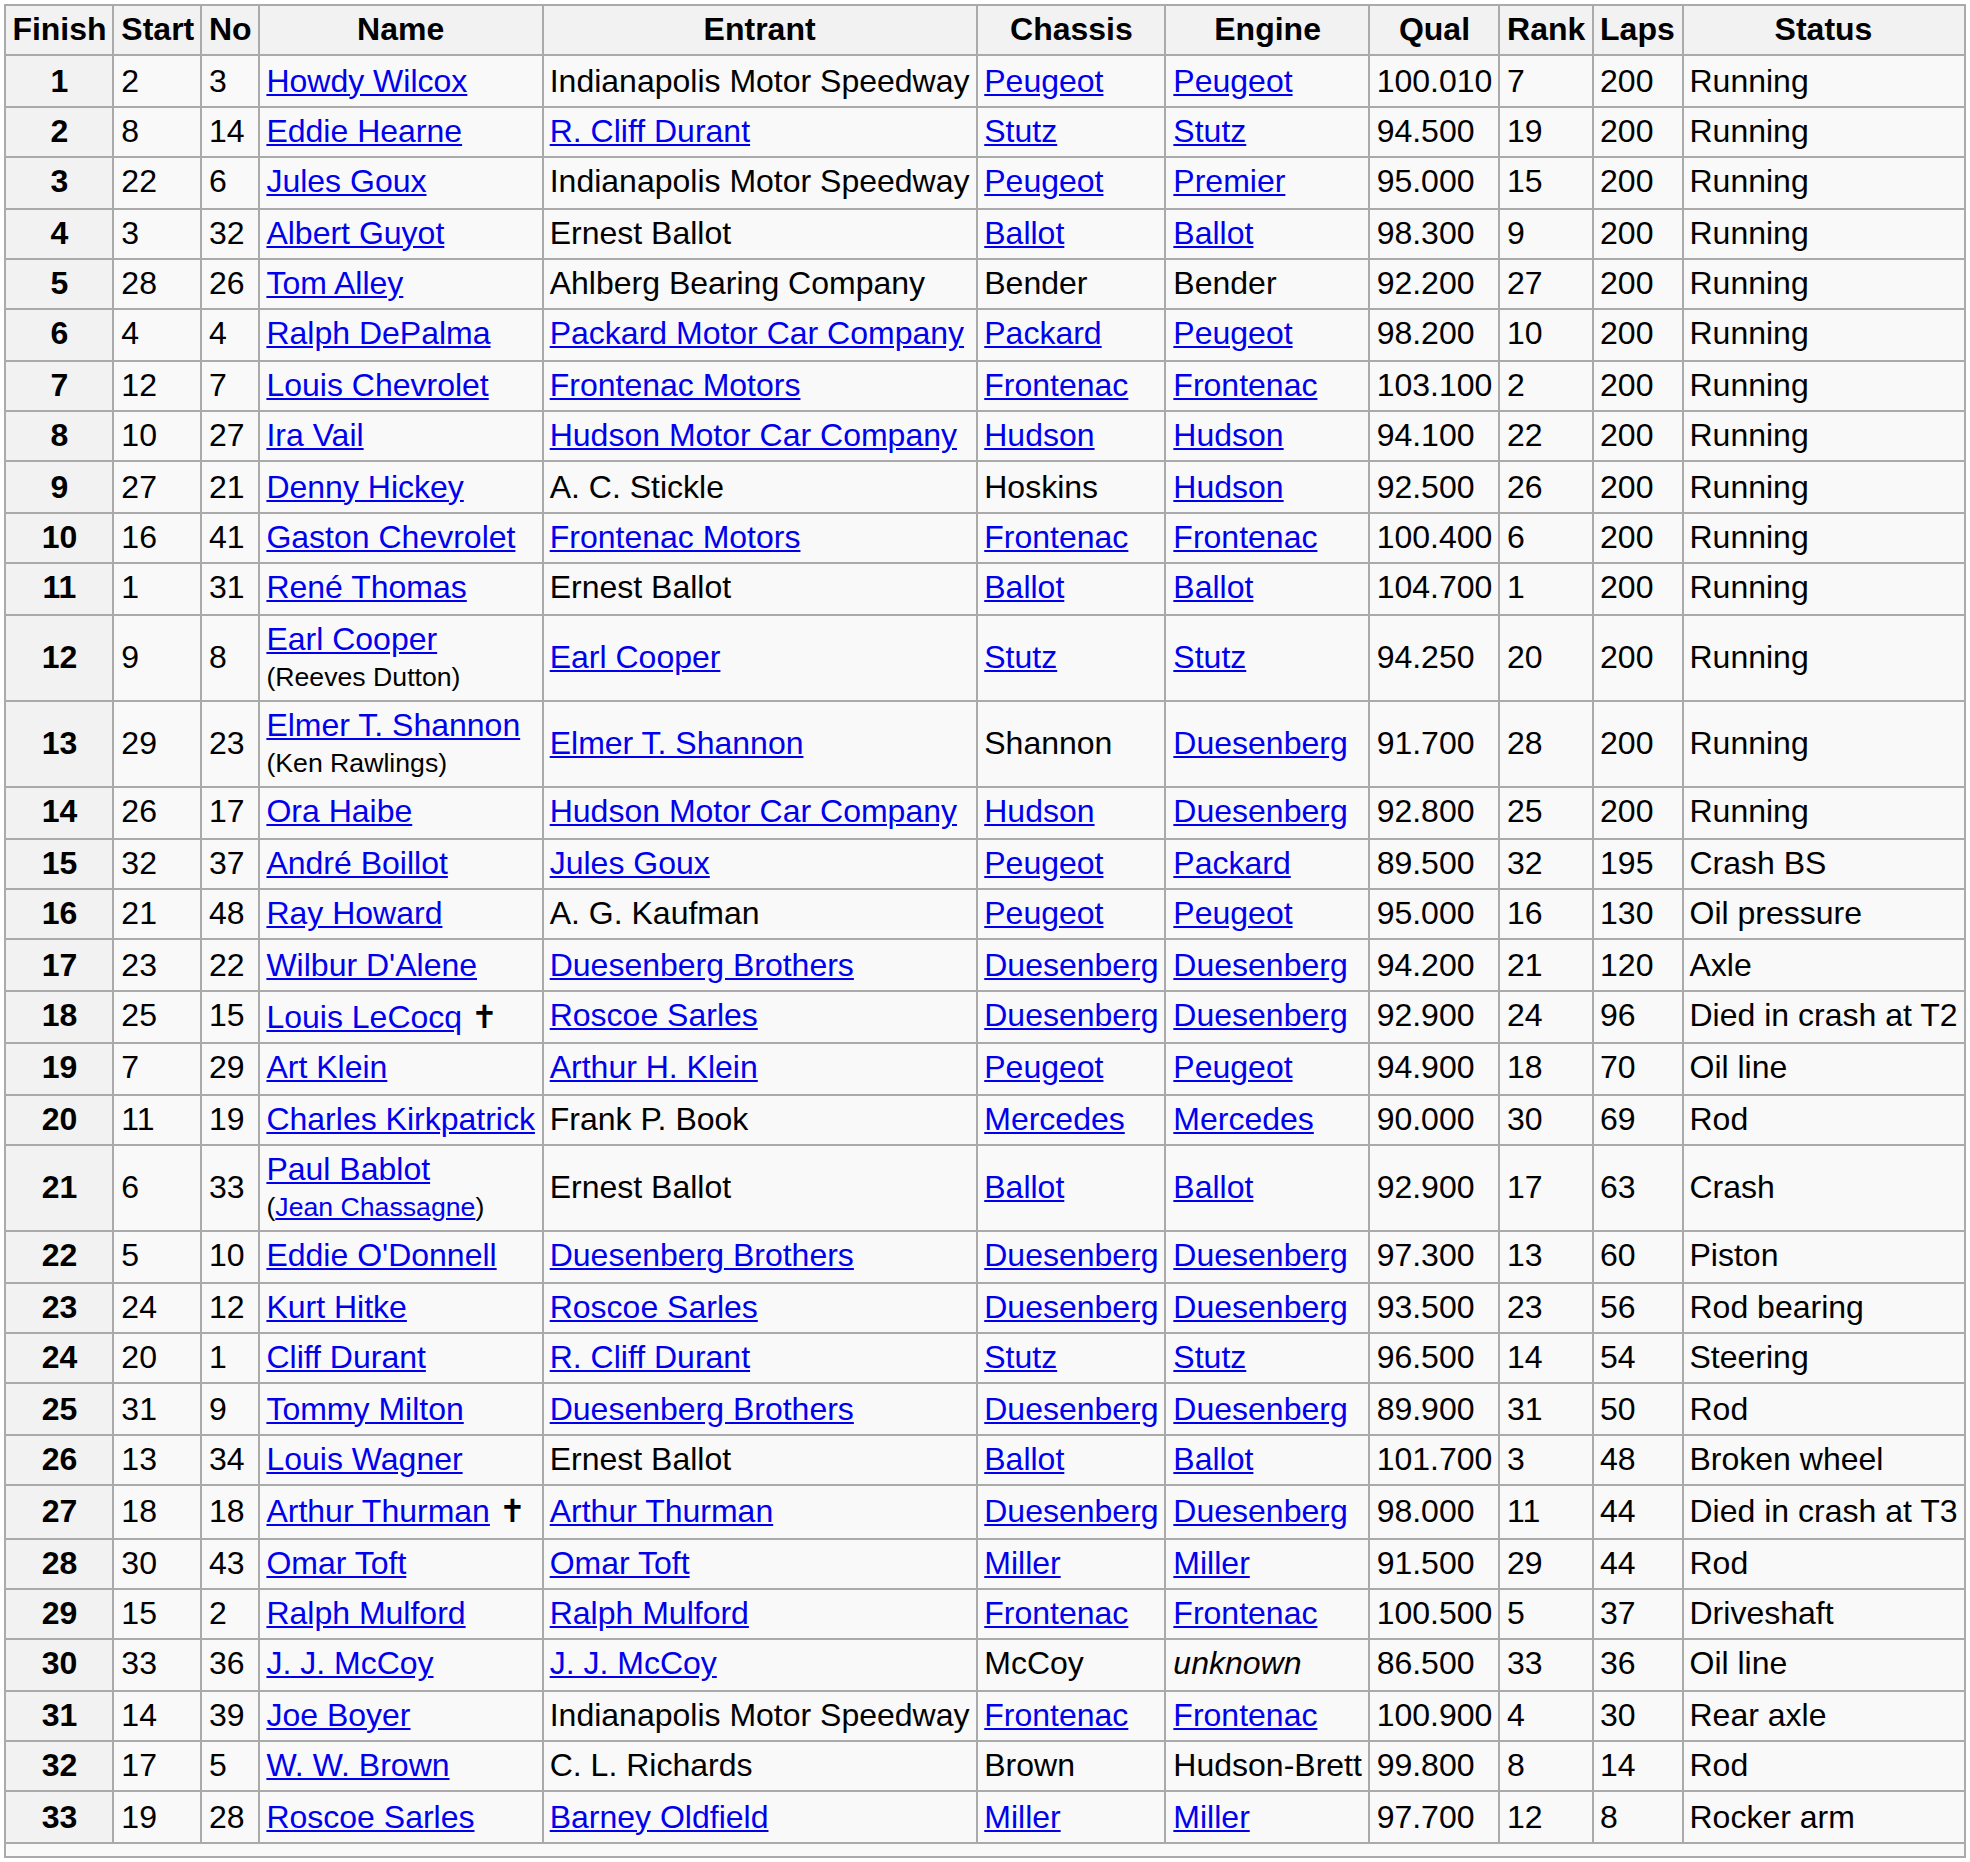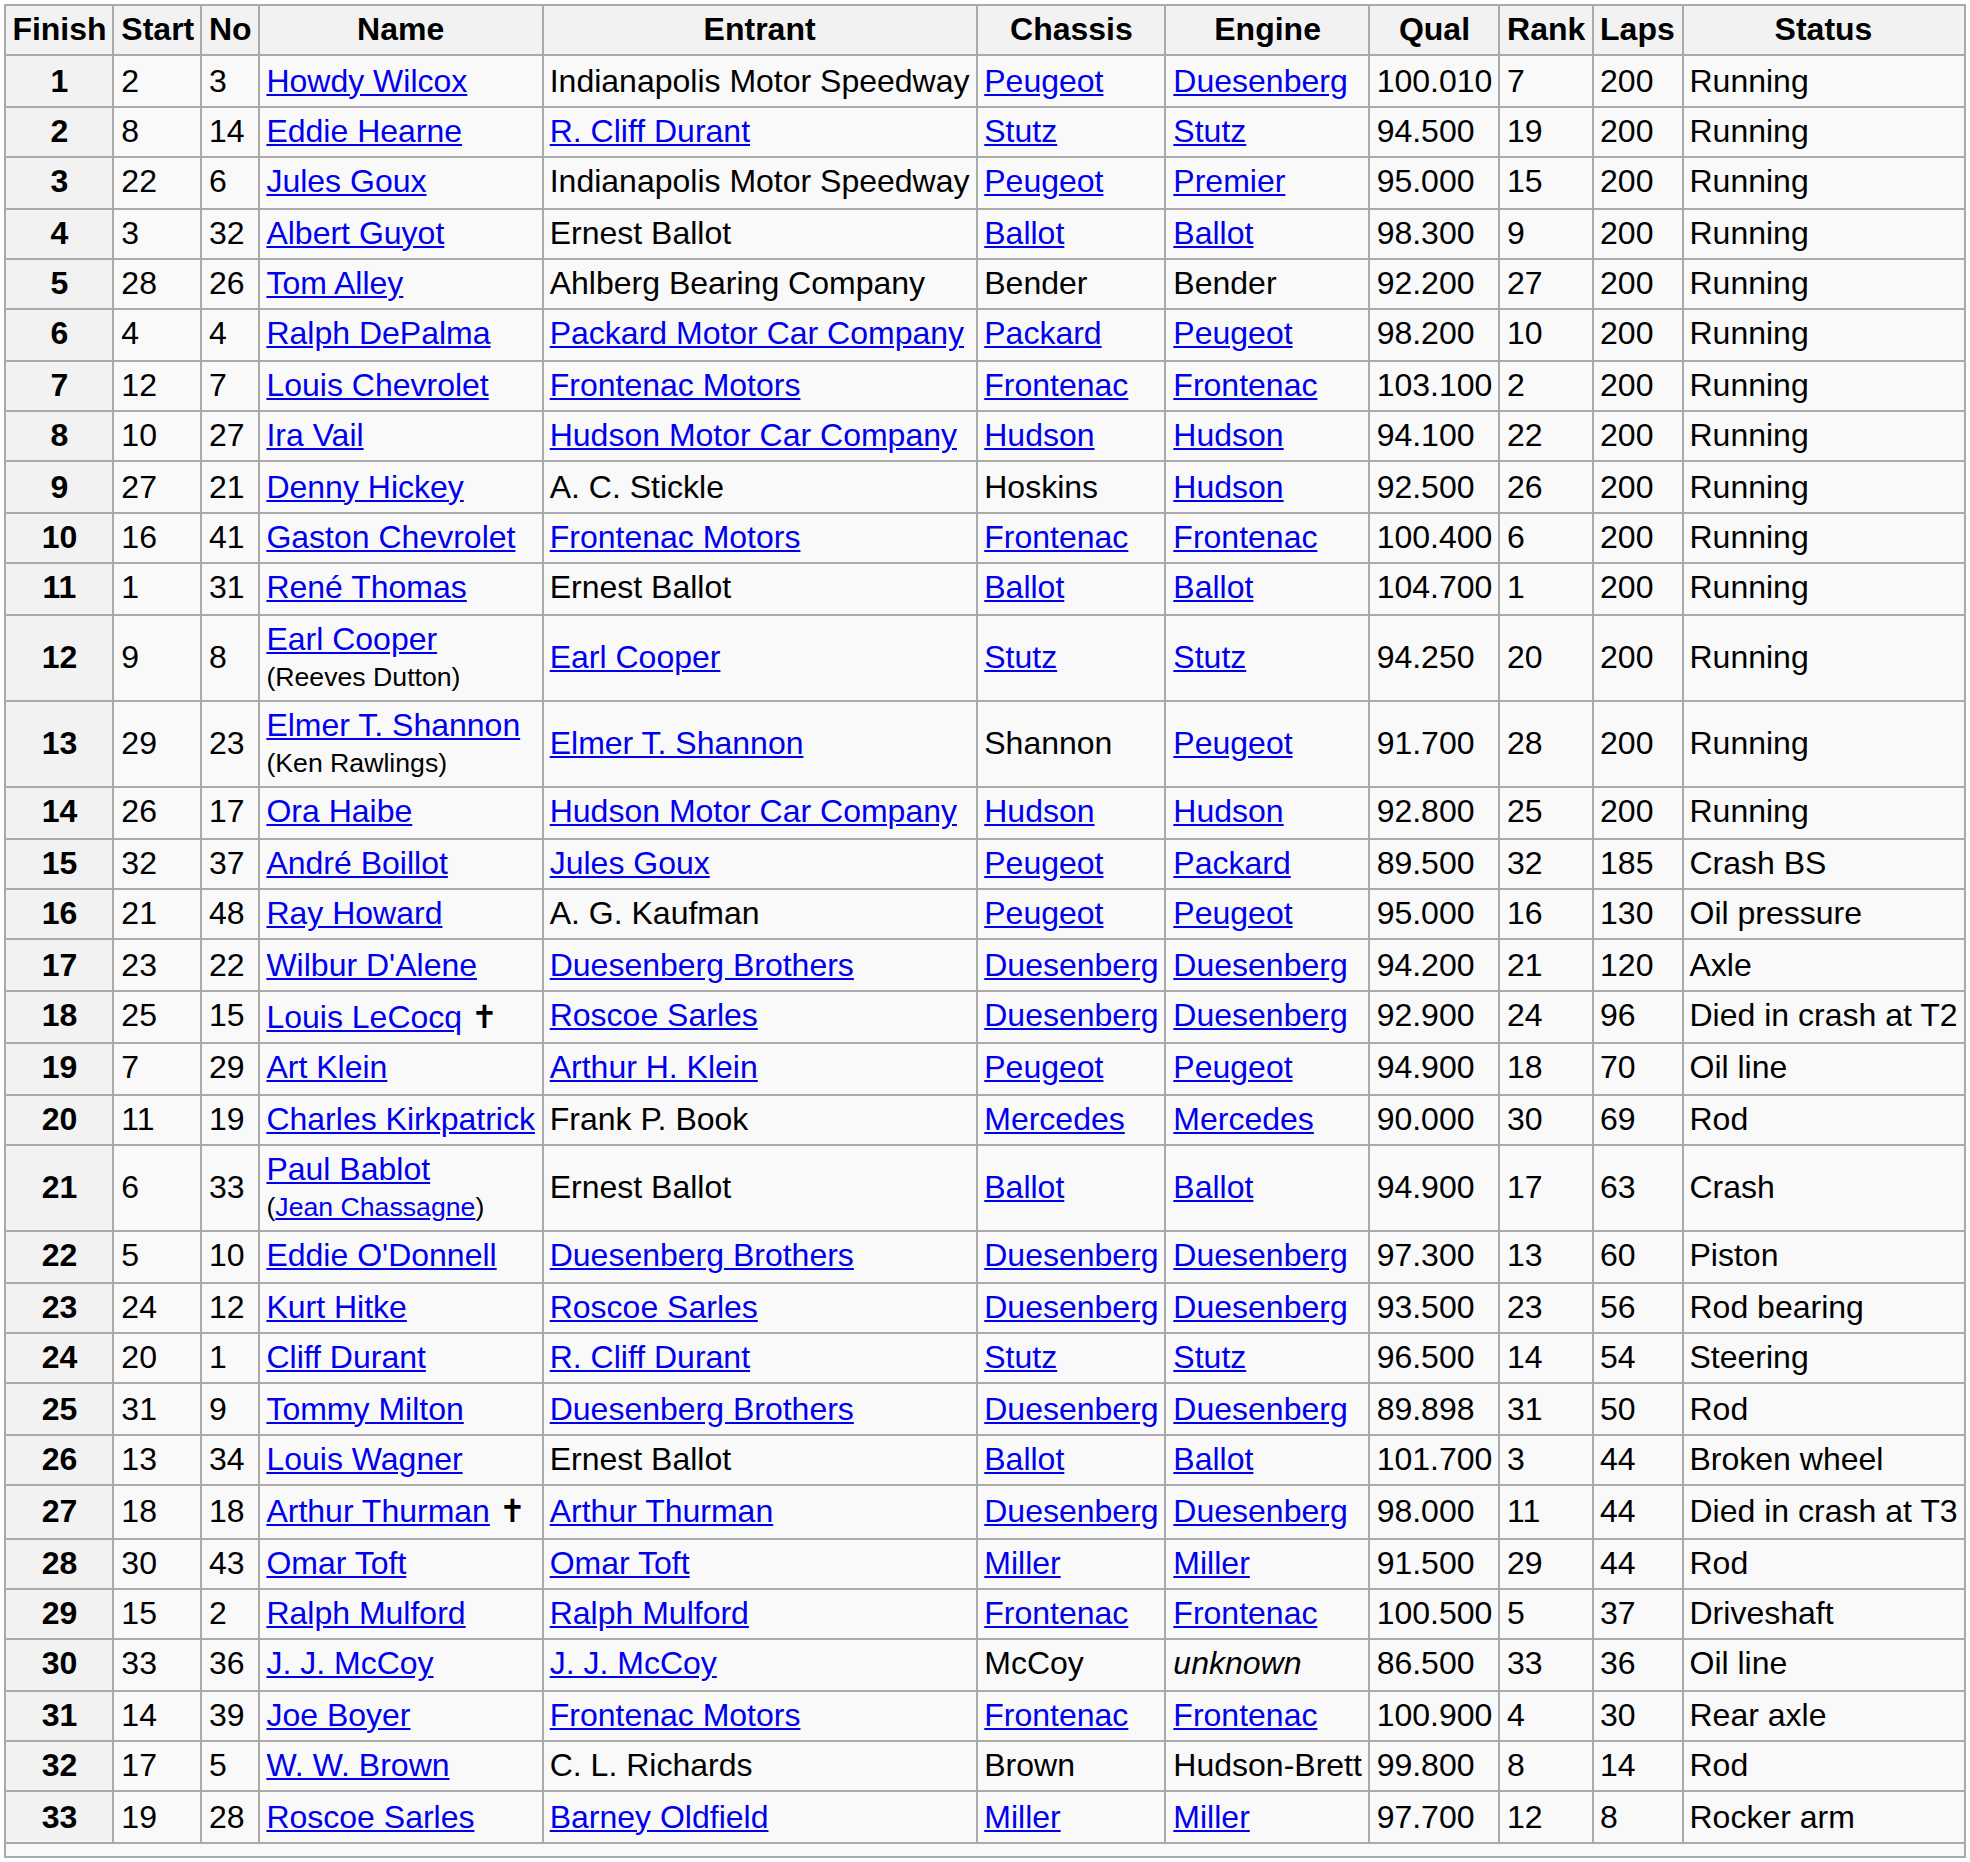(1233, 80) Peugeot -> (1261, 80) Duesenberg
(1261, 743) Duesenberg -> (1233, 743) Peugeot
(1261, 812) Duesenberg -> (1228, 812) Hudson
(1627, 863) 195 -> (1627, 863) 185
(1426, 1187) 92.900 -> (1426, 1187) 94.900
(1426, 1408) 89.900 -> (1426, 1408) 89.898
(1618, 1459) 48 -> (1618, 1459) 44
(760, 1715) Indianapolis Motor Speedway -> (675, 1715) Frontenac Motors
